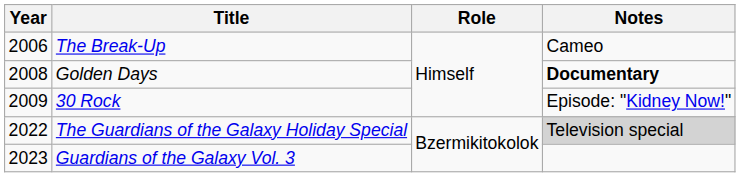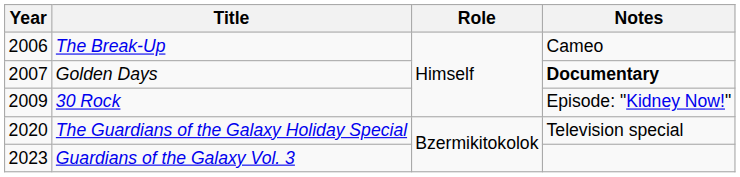(28, 74) 2008 -> (28, 74) 2007
(28, 130) 2022 -> (28, 130) 2020
(615, 130) lightgrey background -> (615, 130) no background
